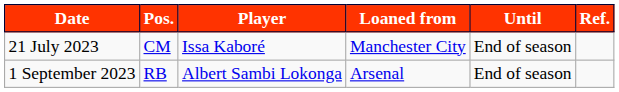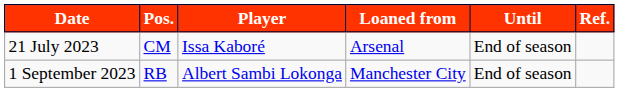(408, 45) Manchester City -> (377, 45) Arsenal
(377, 73) Arsenal -> (408, 73) Manchester City
